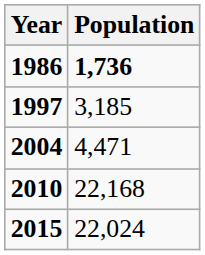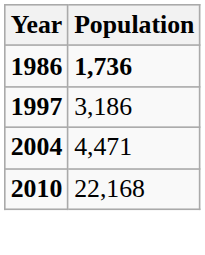(103, 106) 3,185 -> (103, 106) 3,186
- row: (37, 229)
